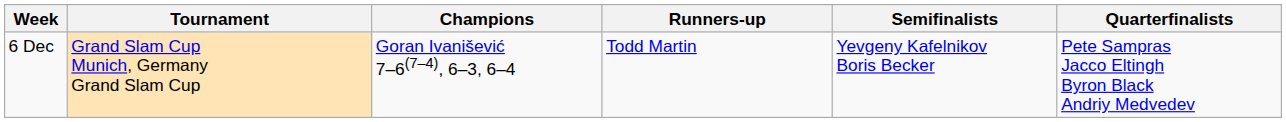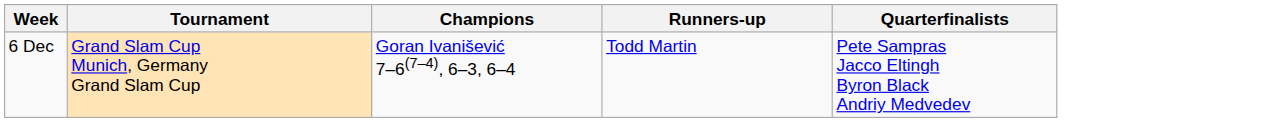- column: (945, 18)
